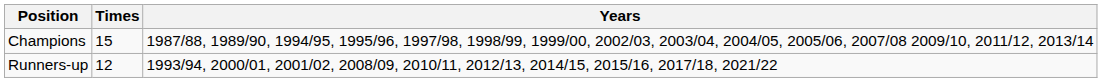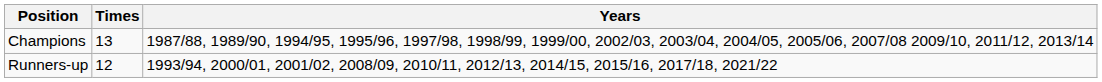(104, 41) 15 -> (104, 41) 13
